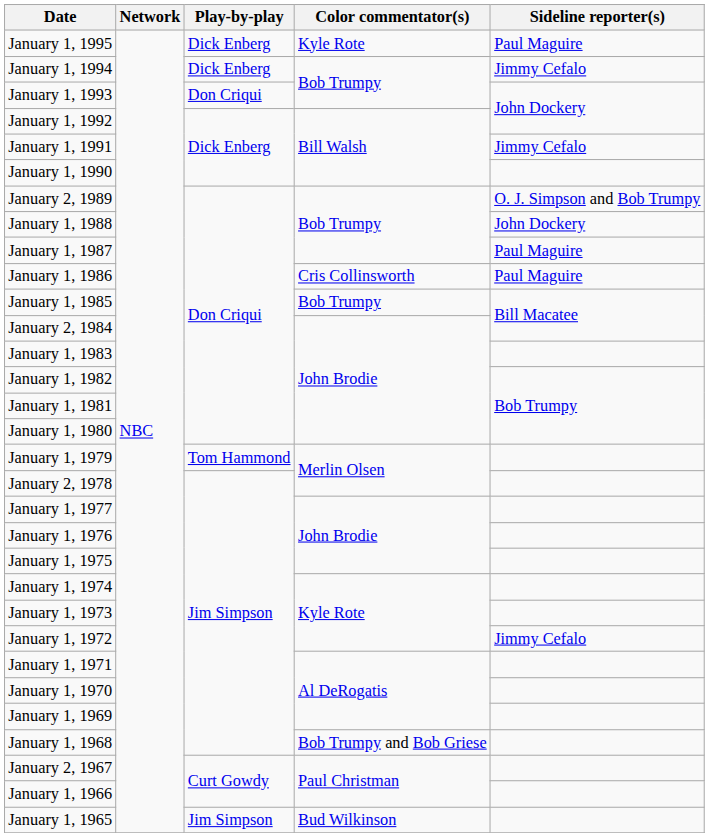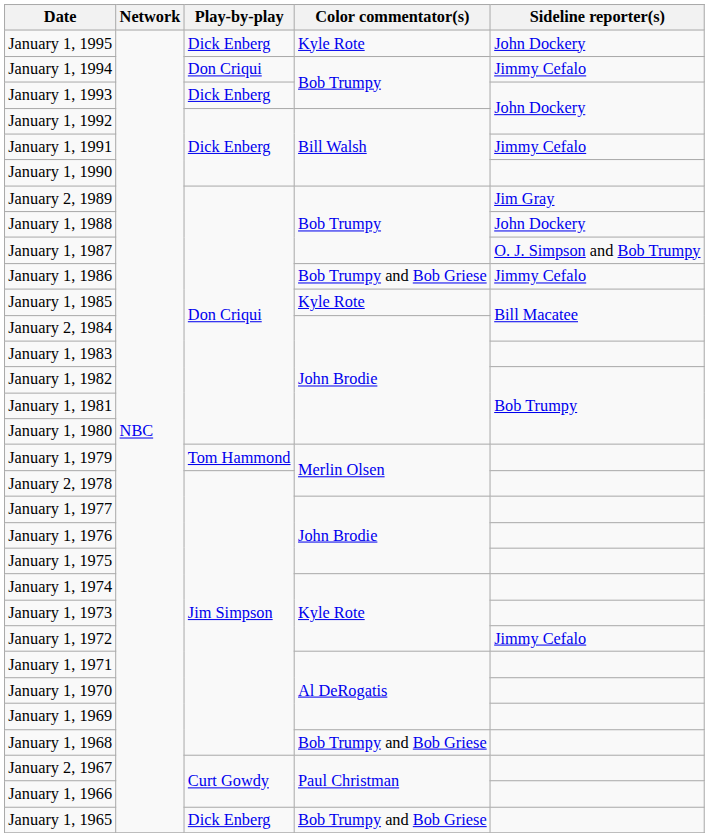(538, 43) Paul Maguire -> (540, 43) John Dockery
(229, 69) Dick Enberg -> (225, 69) Don Criqui
(225, 95) Don Criqui -> (229, 95) Dick Enberg
(597, 198) O. J. Simpson and Bob Trumpy -> (524, 198) Jim Gray
(538, 250) Paul Maguire -> (597, 250) O. J. Simpson and Bob Trumpy
(356, 276) Cris Collinsworth -> (392, 276) Bob Trumpy and Bob Griese
(538, 276) Paul Maguire -> (540, 276) Jimmy Cefalo
(340, 302) Bob Trumpy -> (331, 302) Kyle Rote
(230, 819) Jim Simpson -> (229, 819) Dick Enberg
(347, 819) Bud Wilkinson -> (392, 819) Bob Trumpy and Bob Griese
